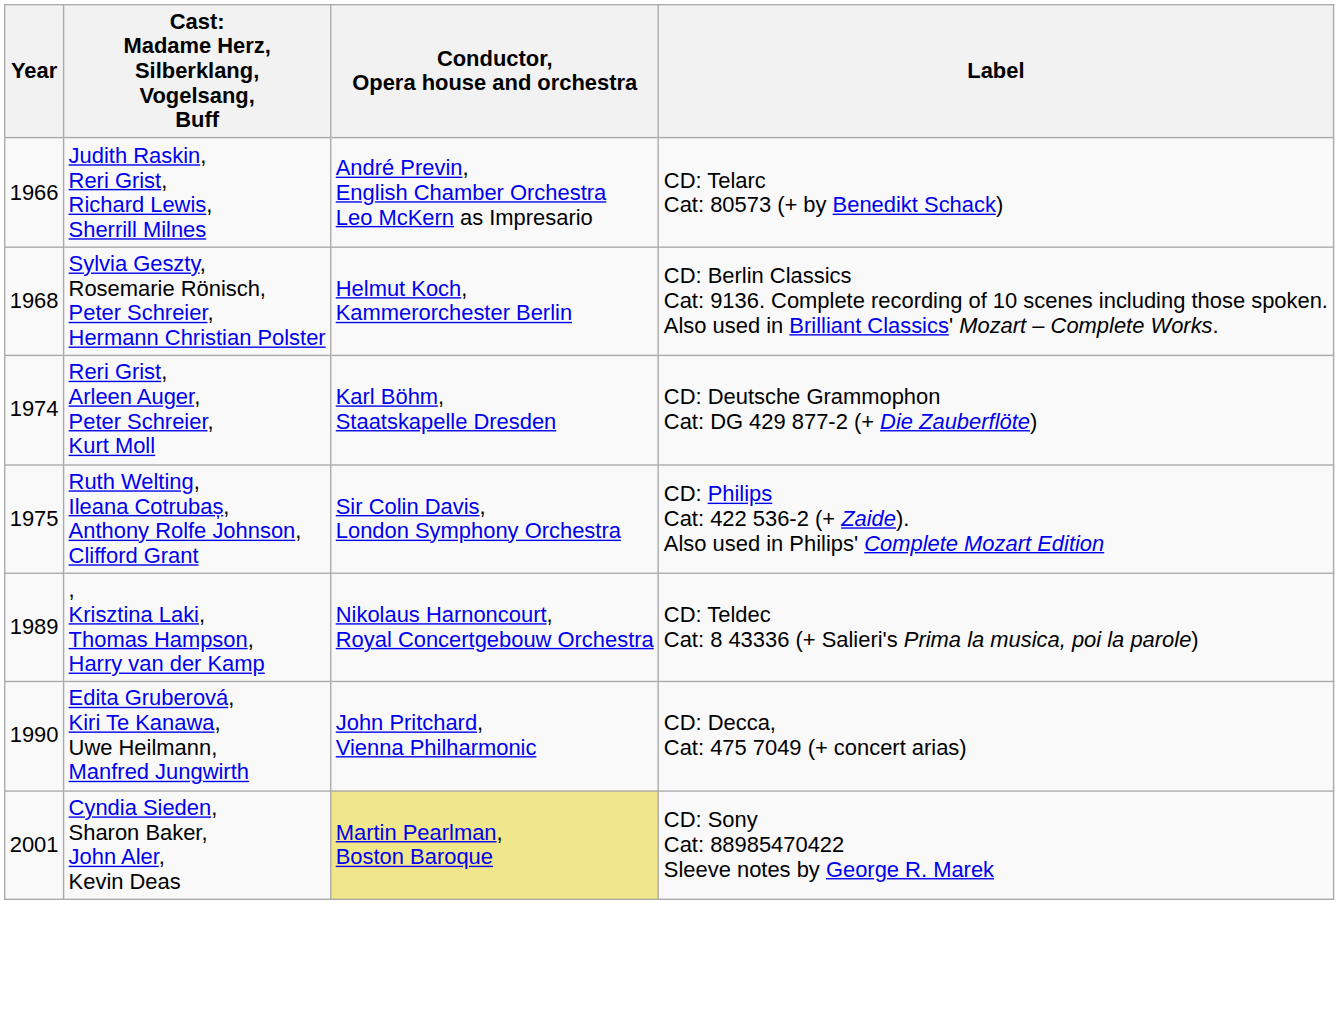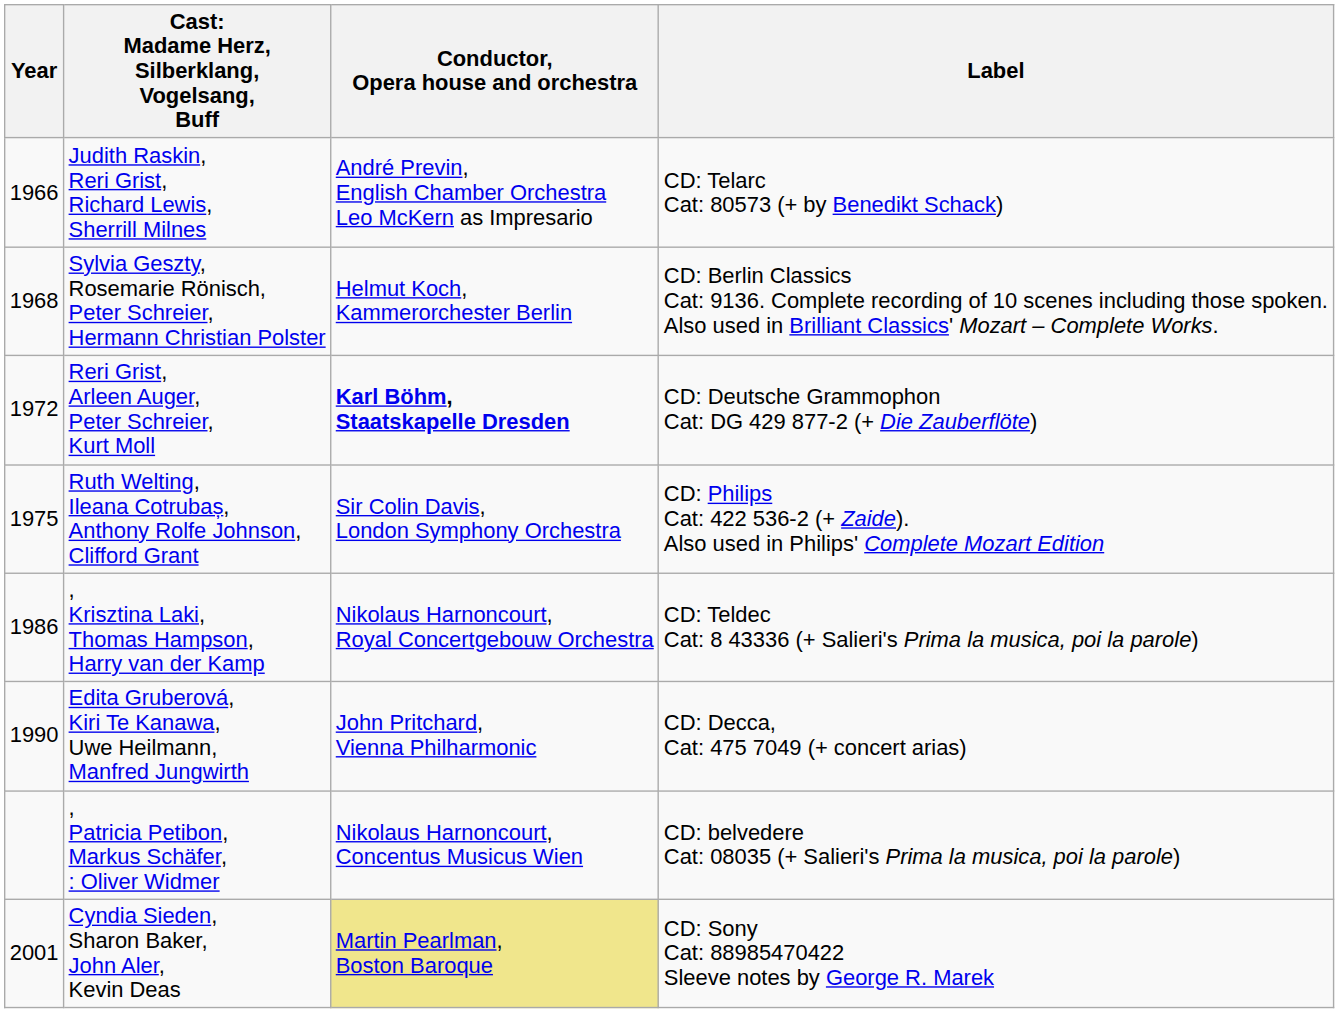(34, 409) 1974 -> (34, 409) 1972
(446, 409) normal -> (453, 409) bold
(34, 627) 1989 -> (34, 627) 1986
+ row: (148, 844)
